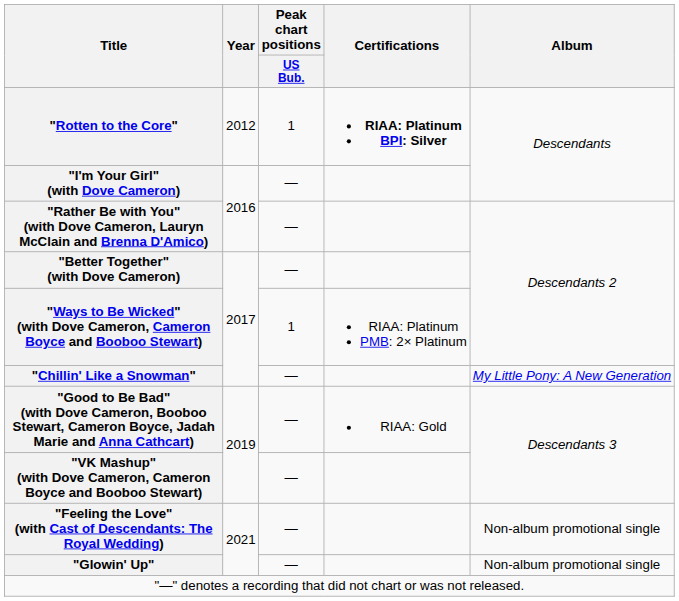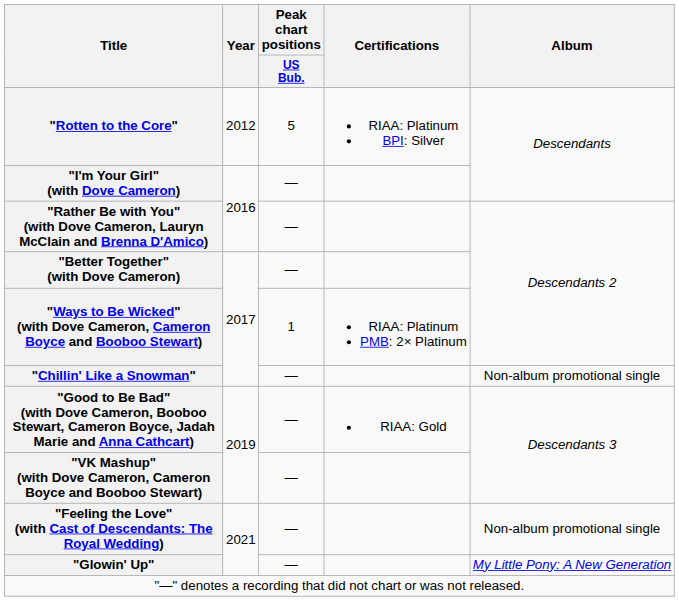(291, 126) 1 -> (291, 126) 5
(397, 134) bold -> (397, 134) normal
(572, 376) My Little Pony: A New Generation -> (572, 376) Non-album promotional single
(572, 564) Non-album promotional single -> (572, 564) My Little Pony: A New Generation
